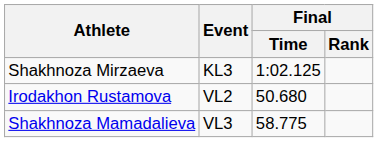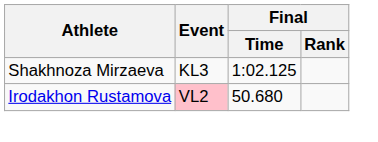(218, 96) no background -> (194, 96) pink background
- row: (102, 123)
